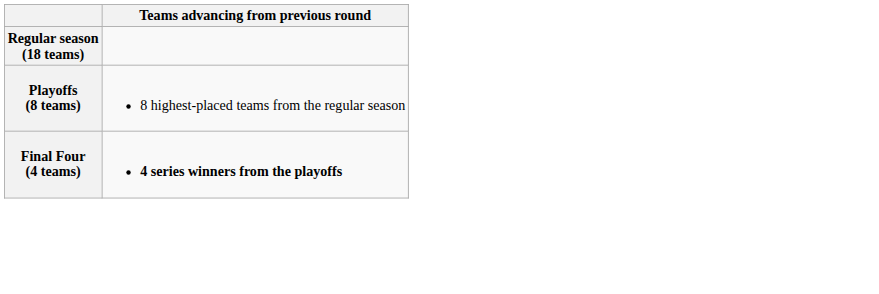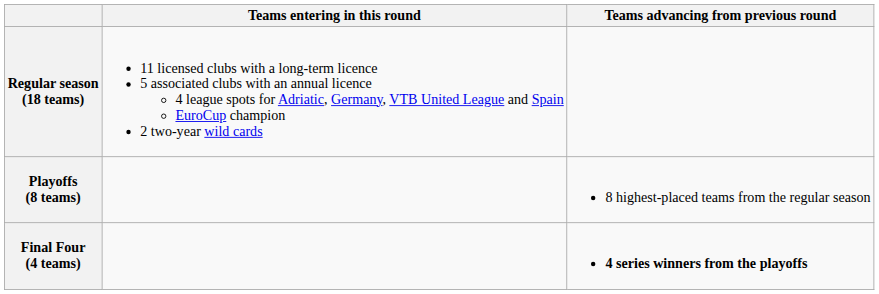+ column: (334, 15)
